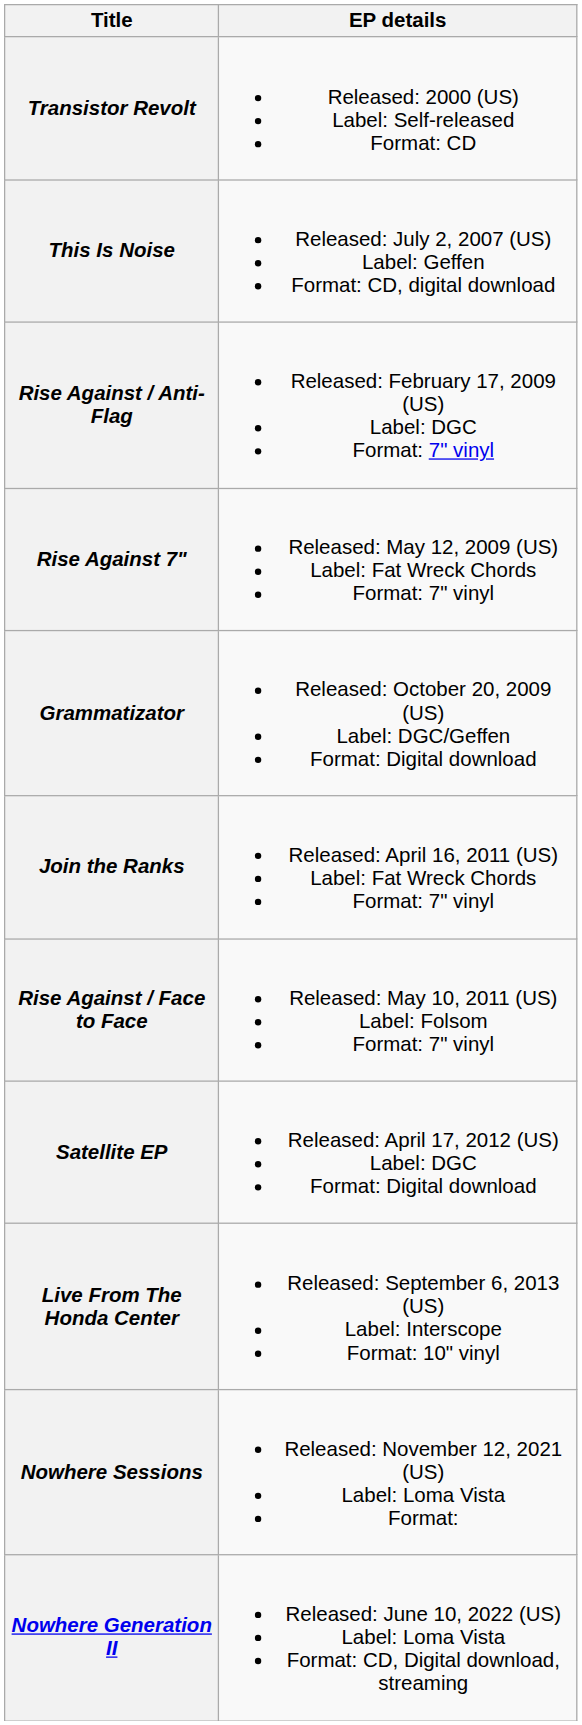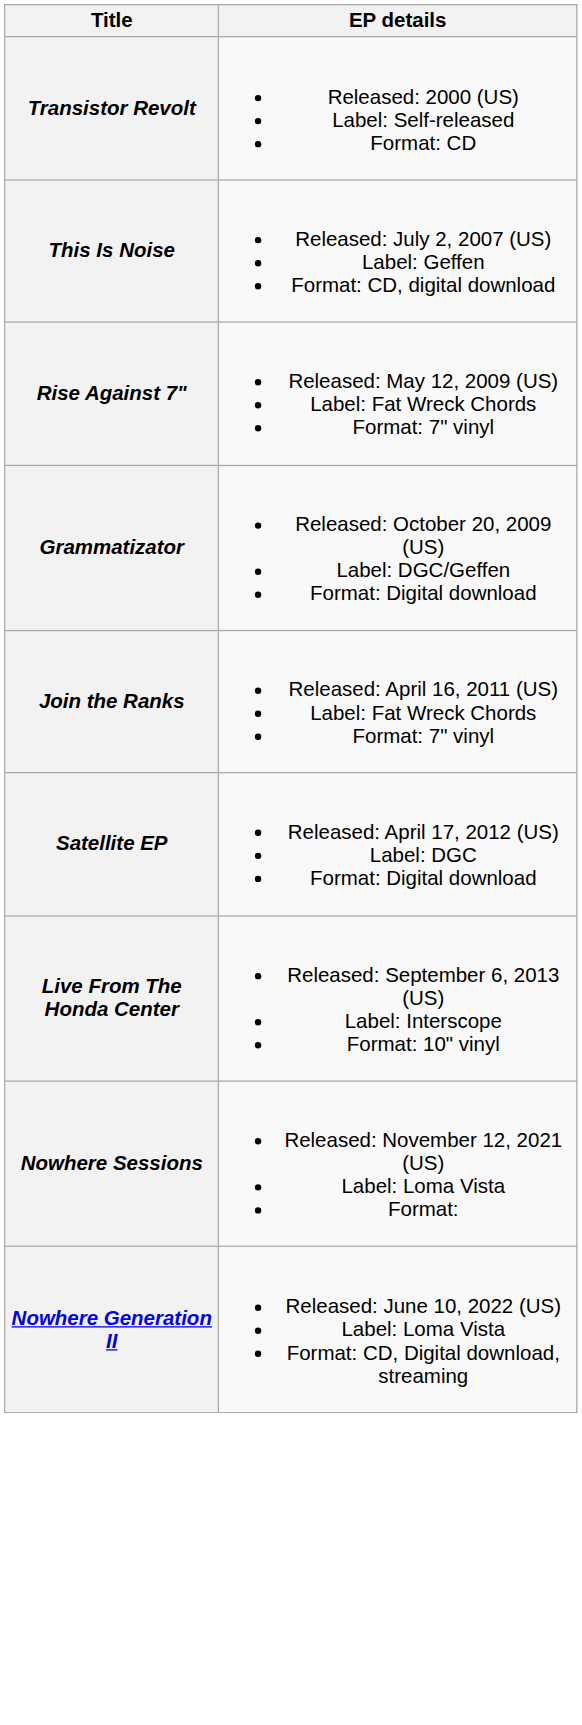- row: (112, 404)
- row: (112, 1009)
